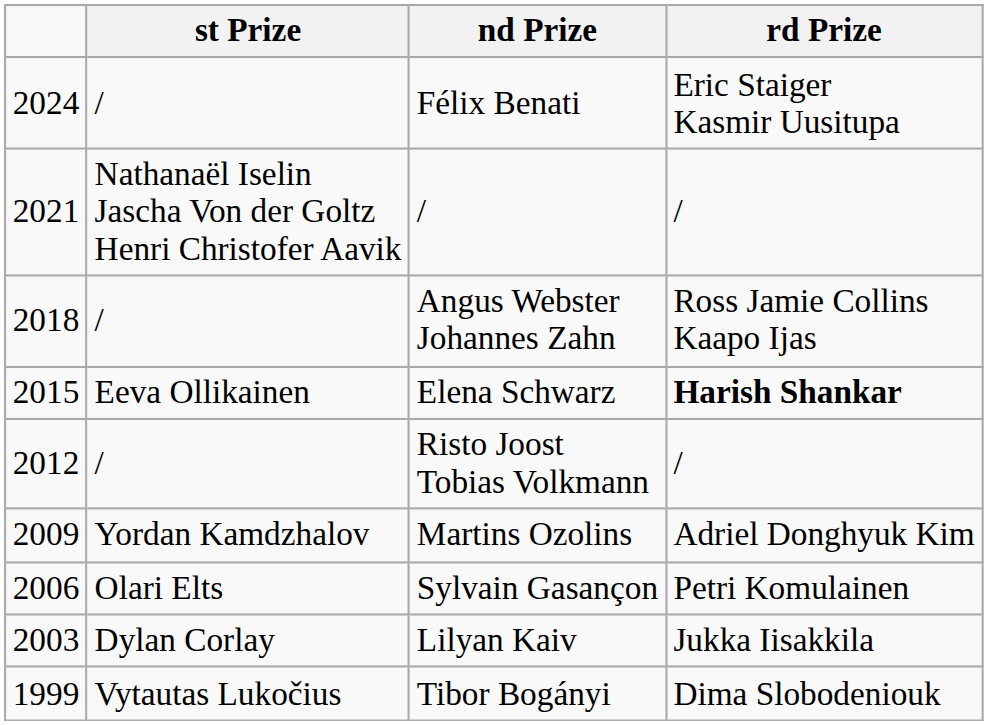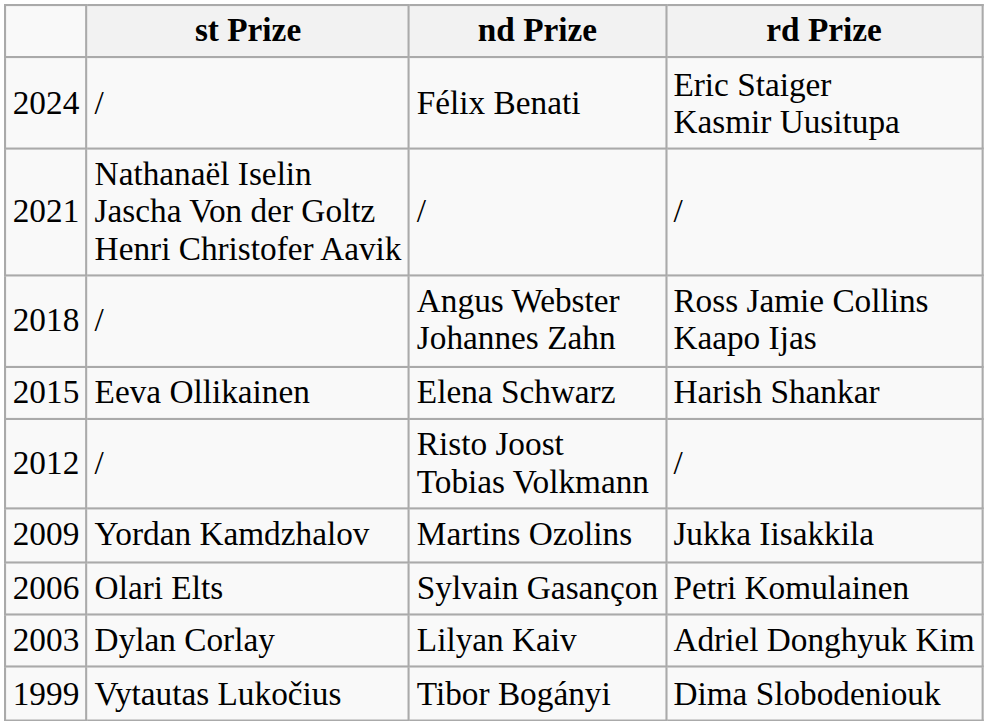(788, 391) bold -> (776, 391) normal
(824, 534) Adriel Donghyuk Kim -> (774, 534) Jukka Iisakkila
(774, 640) Jukka Iisakkila -> (824, 640) Adriel Donghyuk Kim
